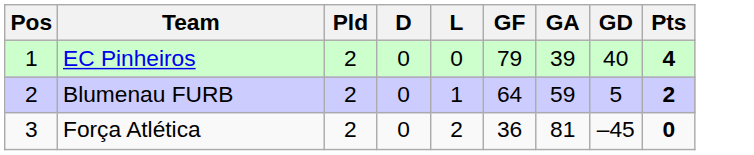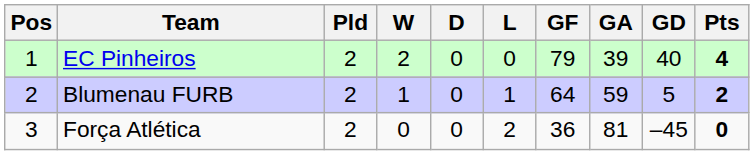+ column: (403, 22)
